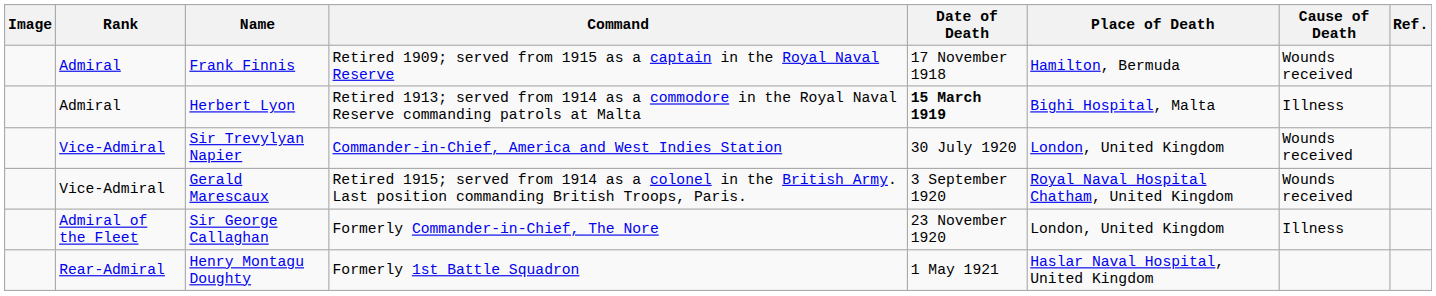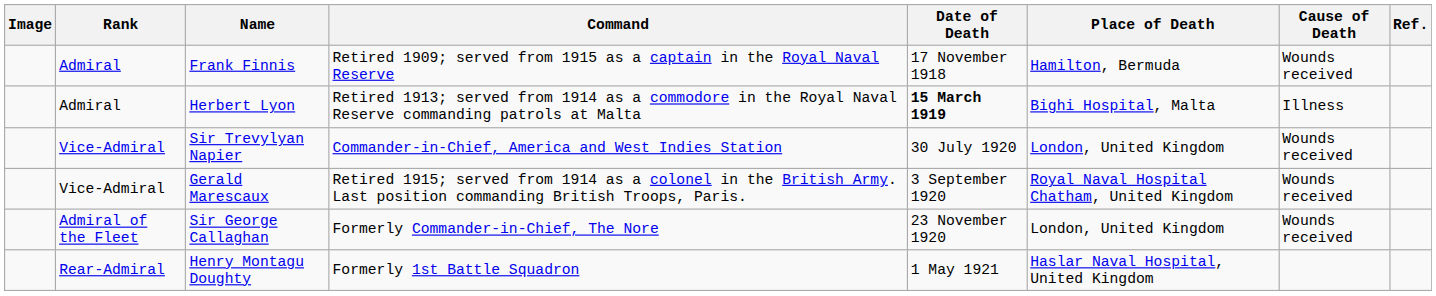(1313, 229) Illness -> (1318, 229) Wounds received
